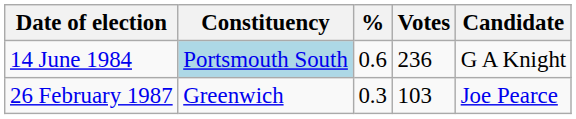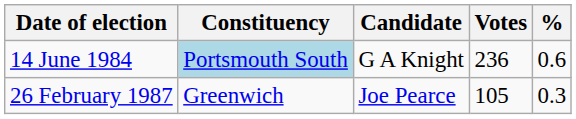columns swapped: (513, 22) <-> (373, 22)
(415, 95) 103 -> (492, 95) 105
